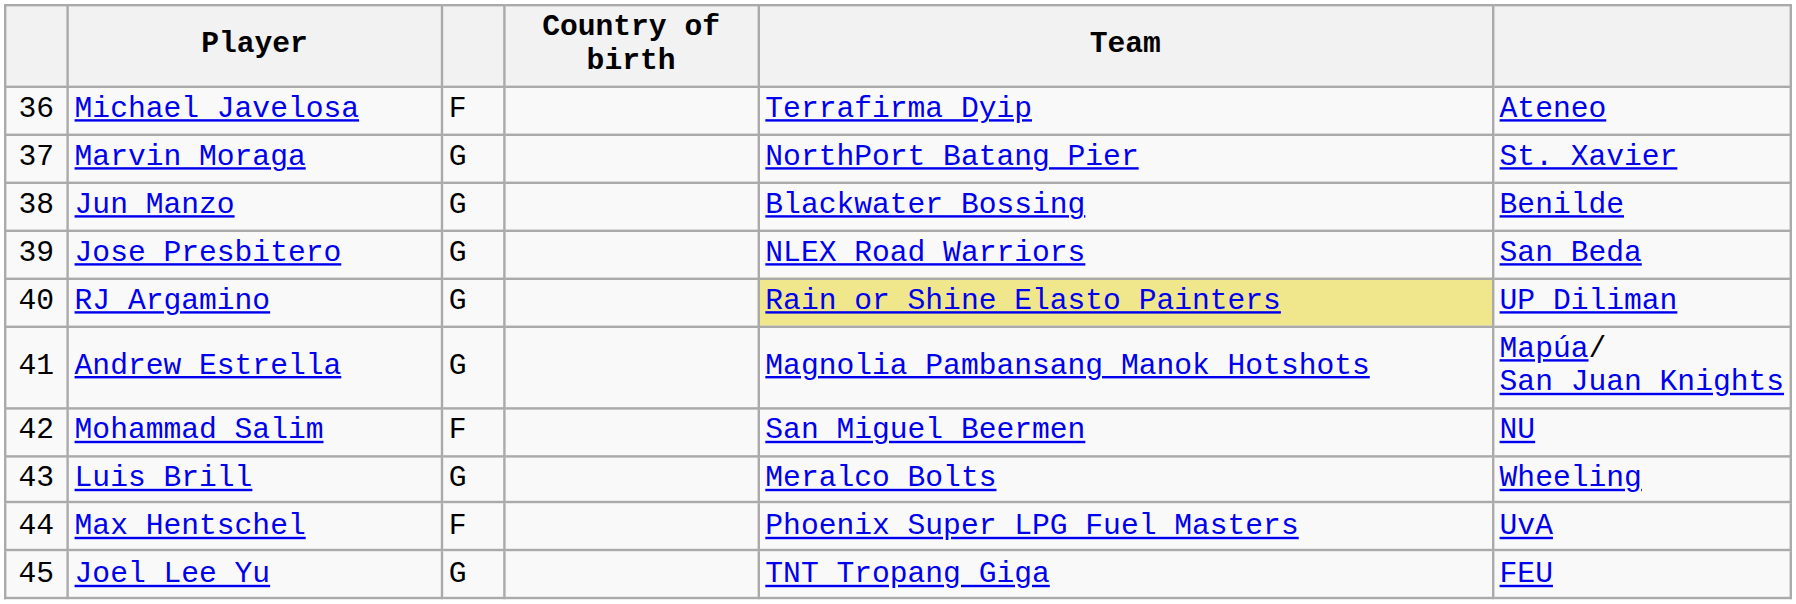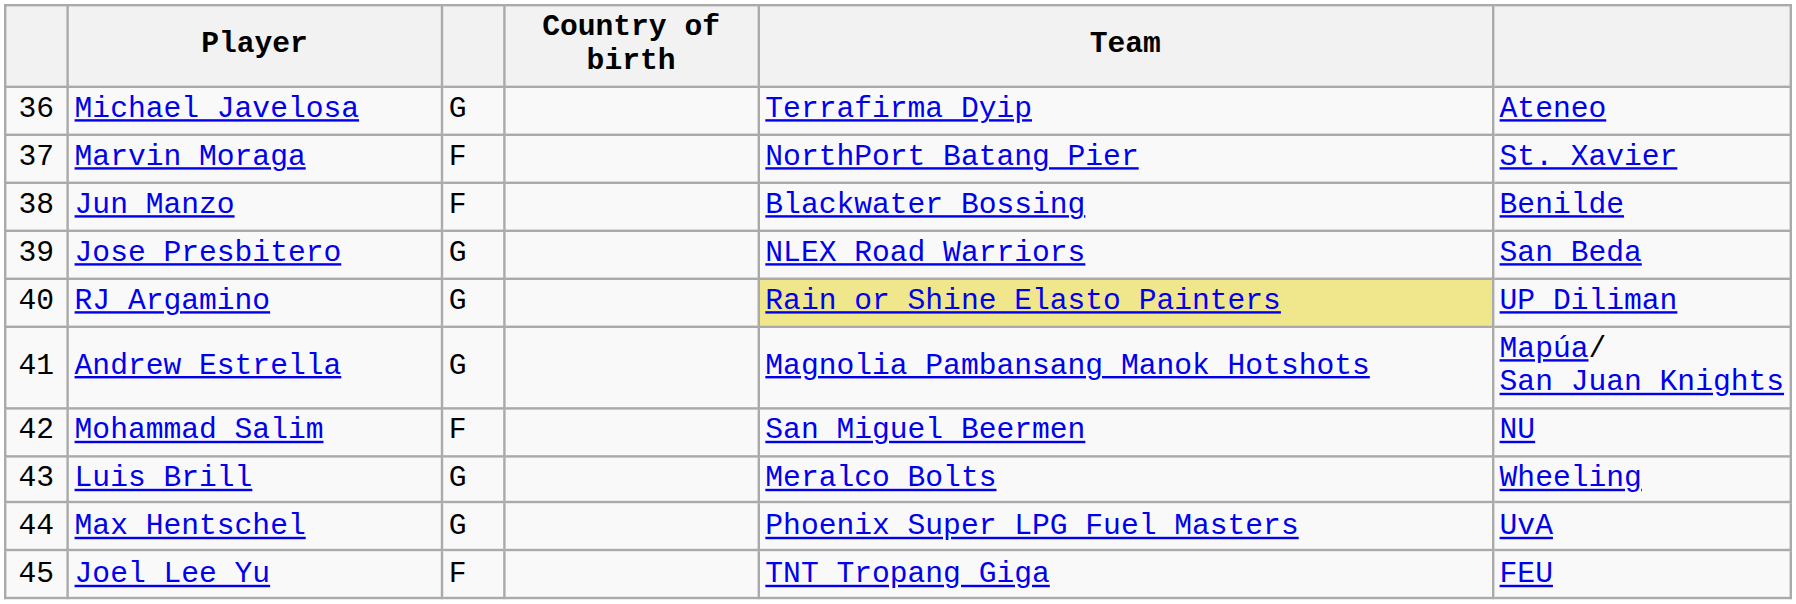(458, 111) F -> (458, 111) G
(458, 159) G -> (458, 159) F
(458, 207) G -> (458, 207) F
(458, 527) F -> (458, 527) G
(458, 575) G -> (458, 575) F
